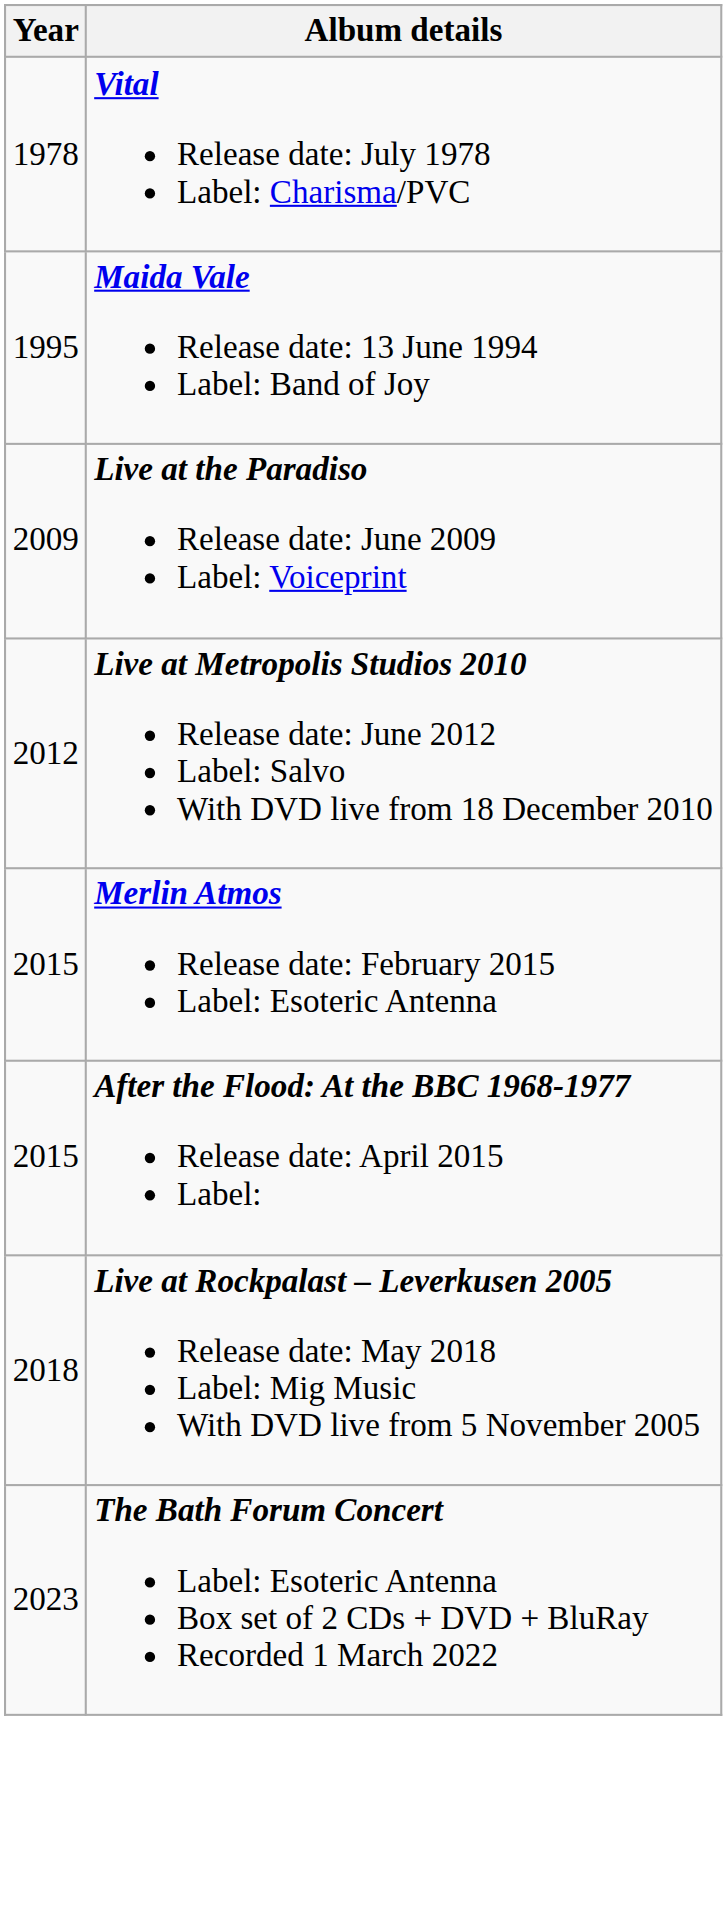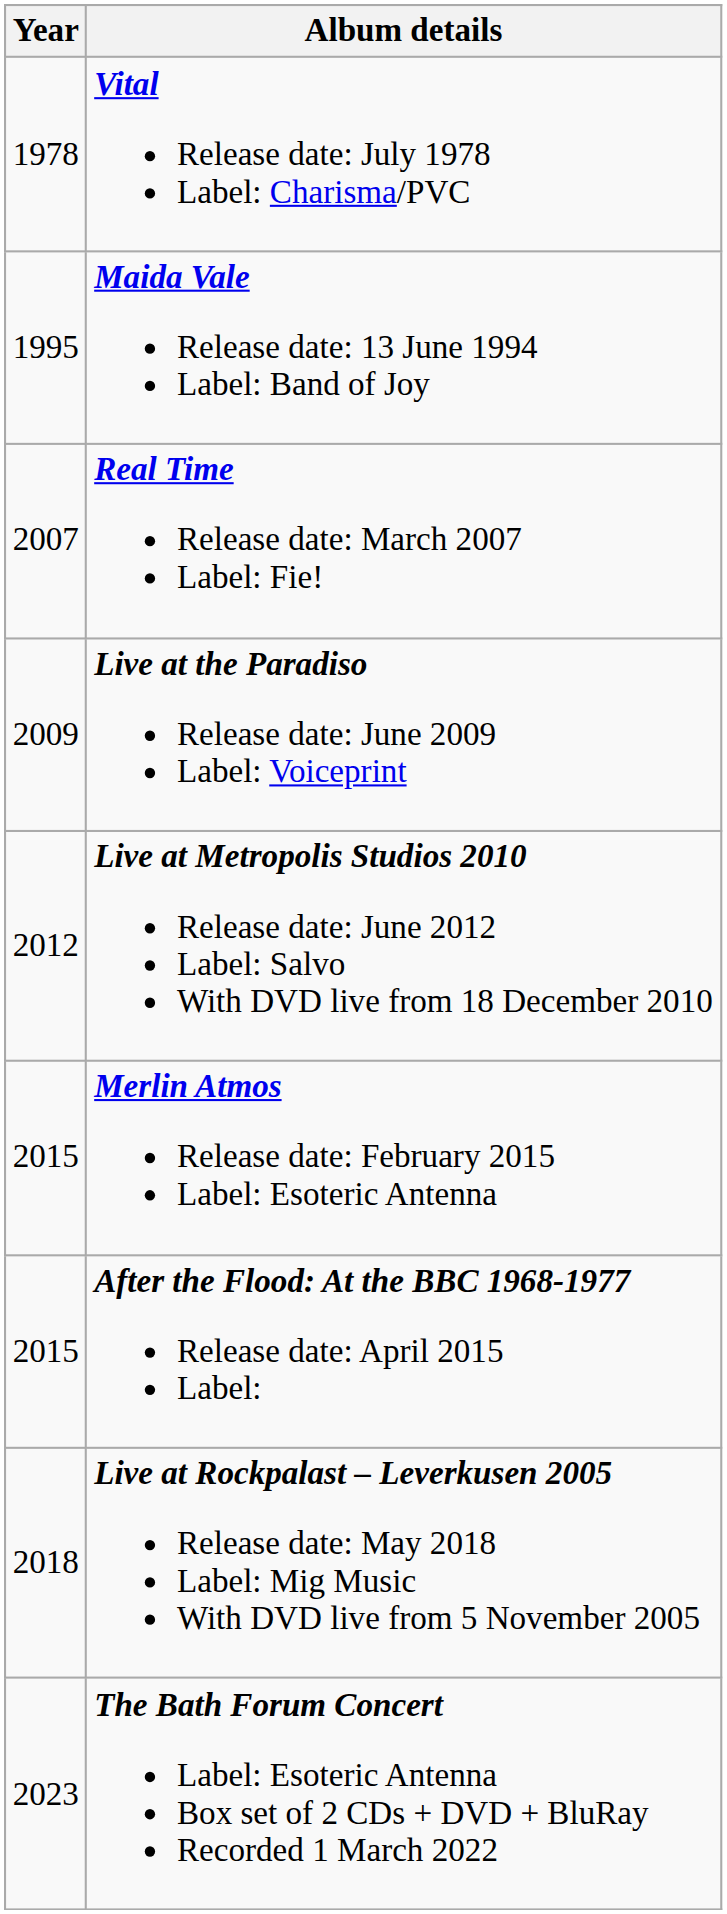+ row: (403, 524)
